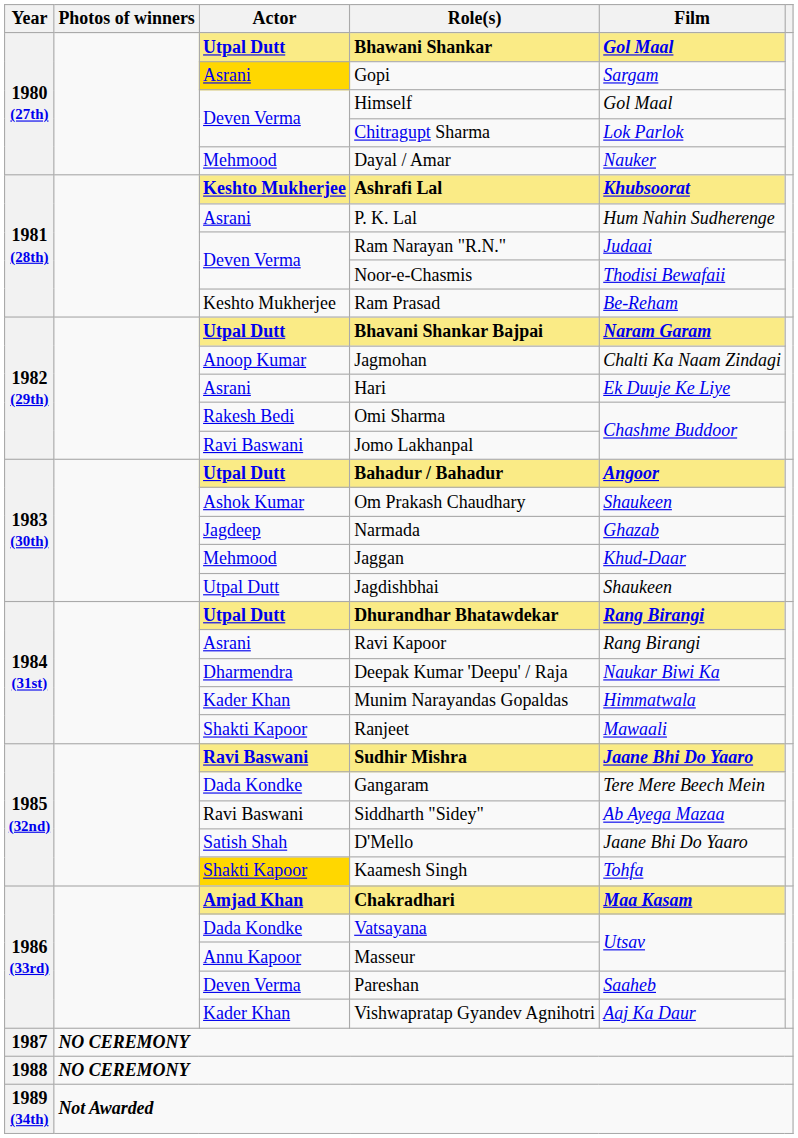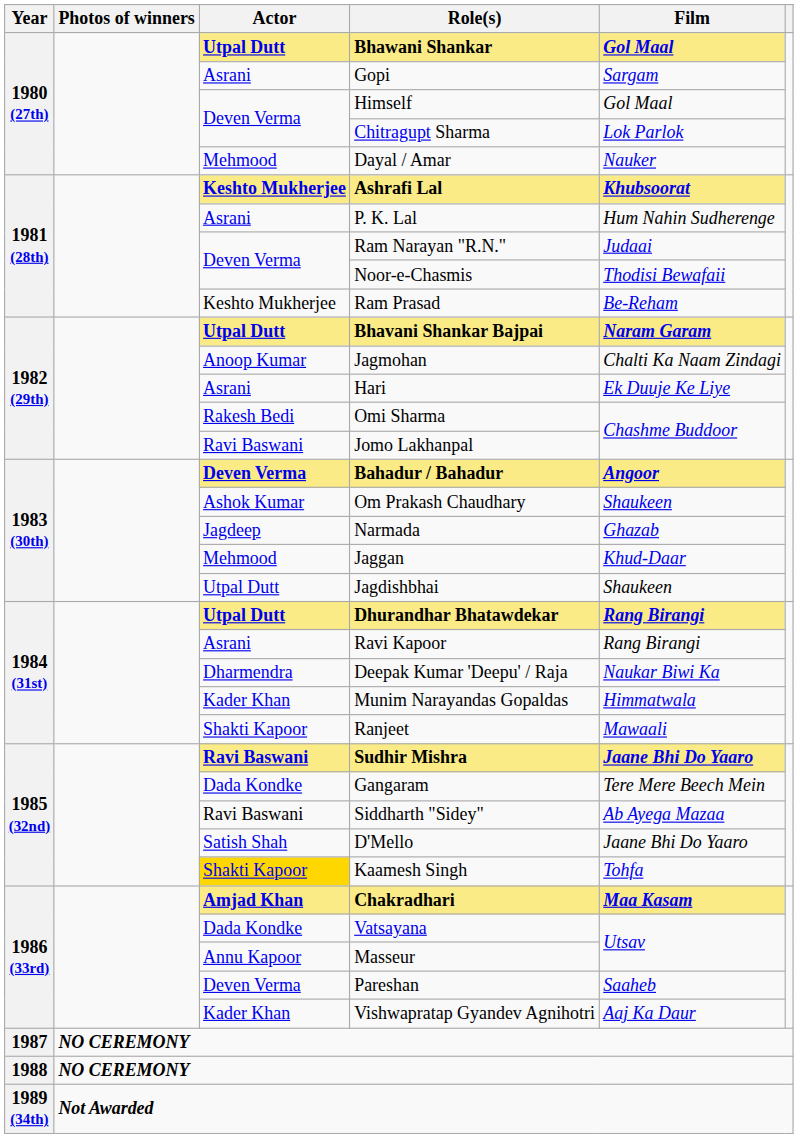(227, 75) gold background -> (227, 75) no background
(244, 473) Utpal Dutt -> (255, 473) Deven Verma
